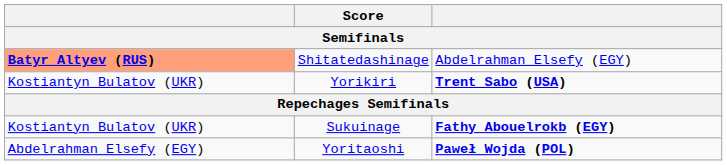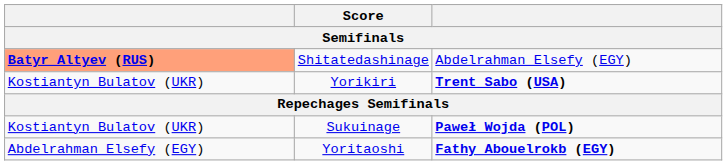(525, 127) Fathy Abouelrokb (EGY) -> (505, 127) Paweł Wojda (POL)
(505, 149) Paweł Wojda (POL) -> (525, 149) Fathy Abouelrokb (EGY)
